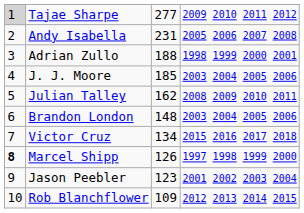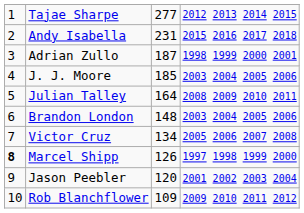(11, 15) lightgrey background -> (11, 15) no background
(240, 15) 2009 2010 2011 2012 -> (240, 15) 2012 2013 2014 2015
(240, 35) 2005 2006 2007 2008 -> (240, 35) 2015 2016 2017 2018
(166, 55) 188 -> (166, 55) 187
(166, 96) 162 -> (166, 96) 164
(240, 137) 2015 2016 2017 2018 -> (240, 137) 2005 2006 2007 2008
(166, 177) 123 -> (166, 177) 120
(240, 198) 2012 2013 2014 2015 -> (240, 198) 2009 2010 2011 2012
